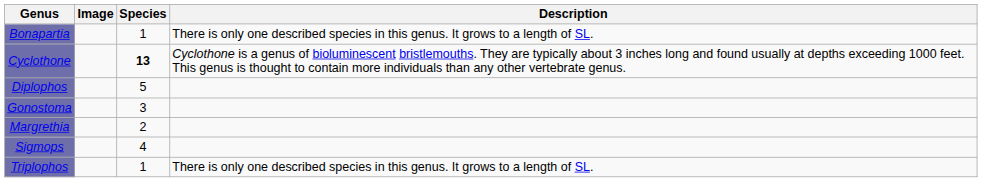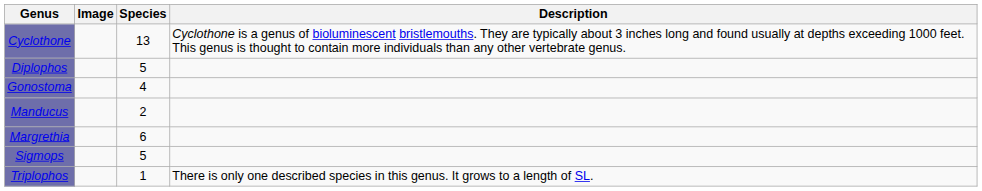- row: (40, 34)
(143, 61) bold -> (143, 41) normal
(143, 107) 3 -> (143, 87) 4
+ row: (40, 112)
(143, 127) 2 -> (143, 136) 6
(143, 147) 4 -> (143, 156) 5
